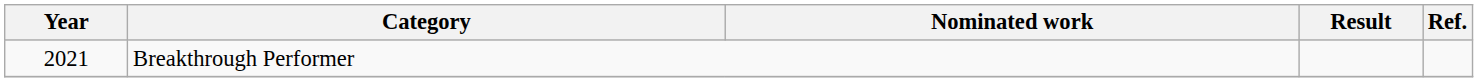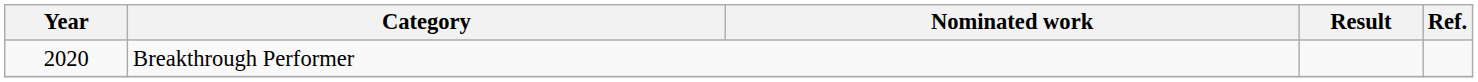(66, 58) 2021 -> (66, 58) 2020
